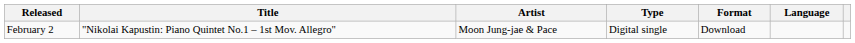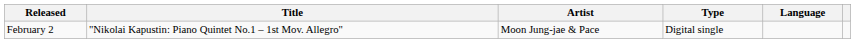- column: (734, 13)
